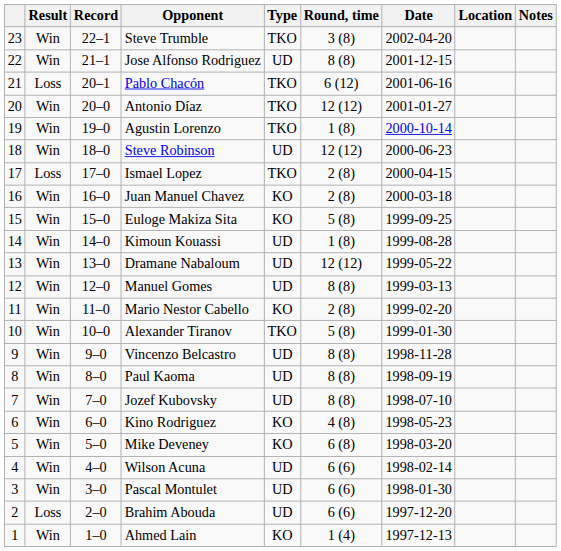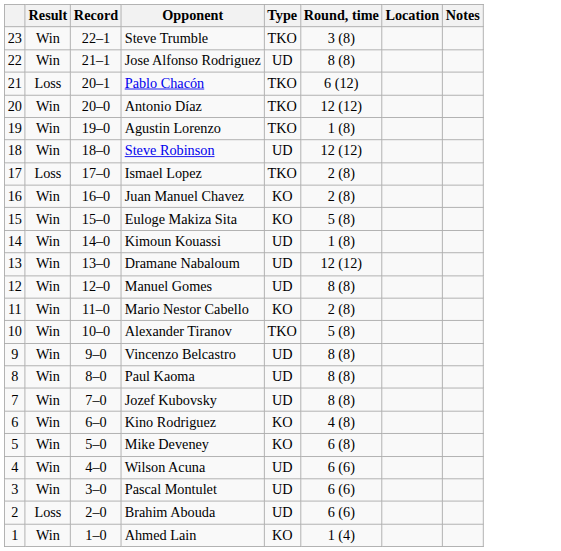- column: (419, 15)
